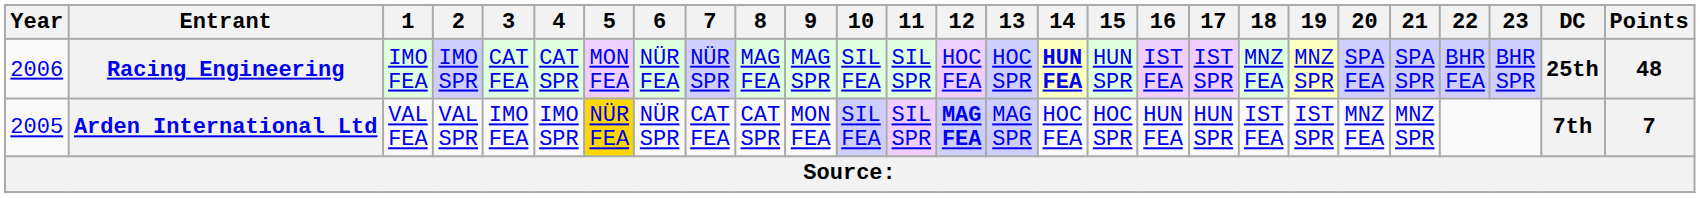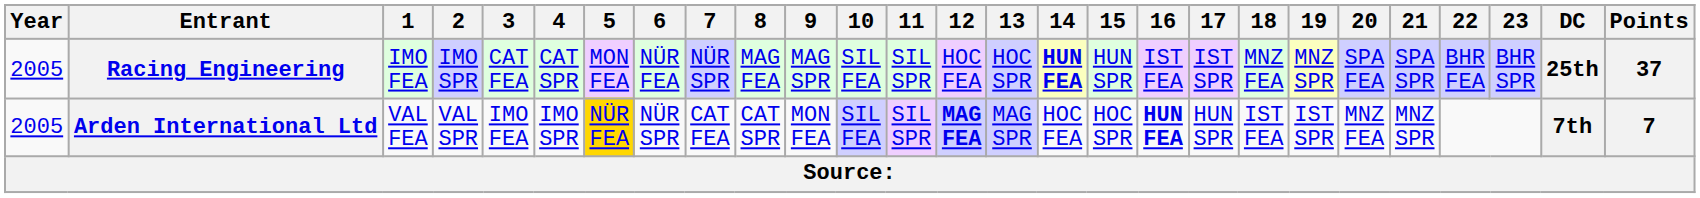(37, 69) 2006 -> (37, 69) 2005
(1649, 69) 48 -> (1649, 69) 37
(1163, 127) normal -> (1163, 127) bold
